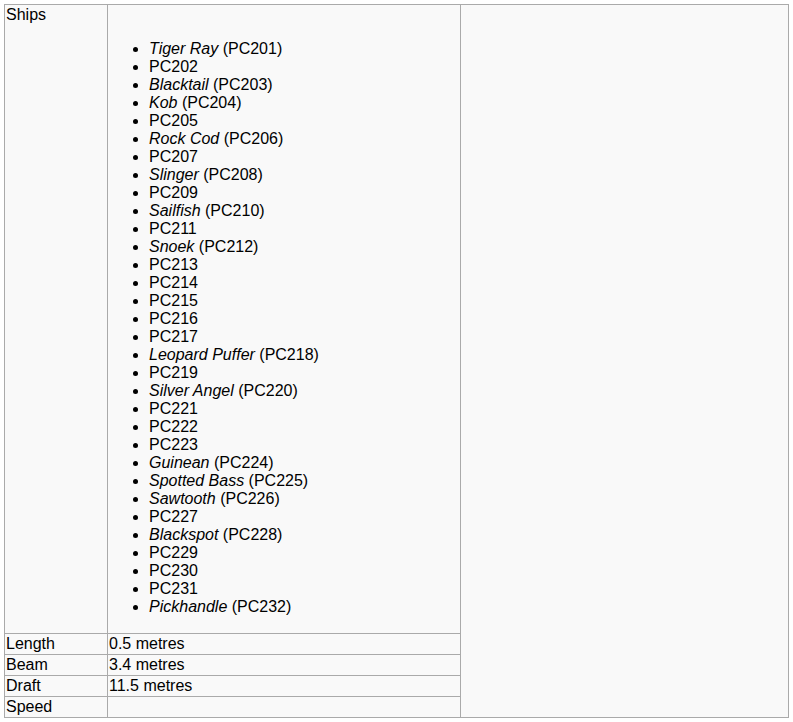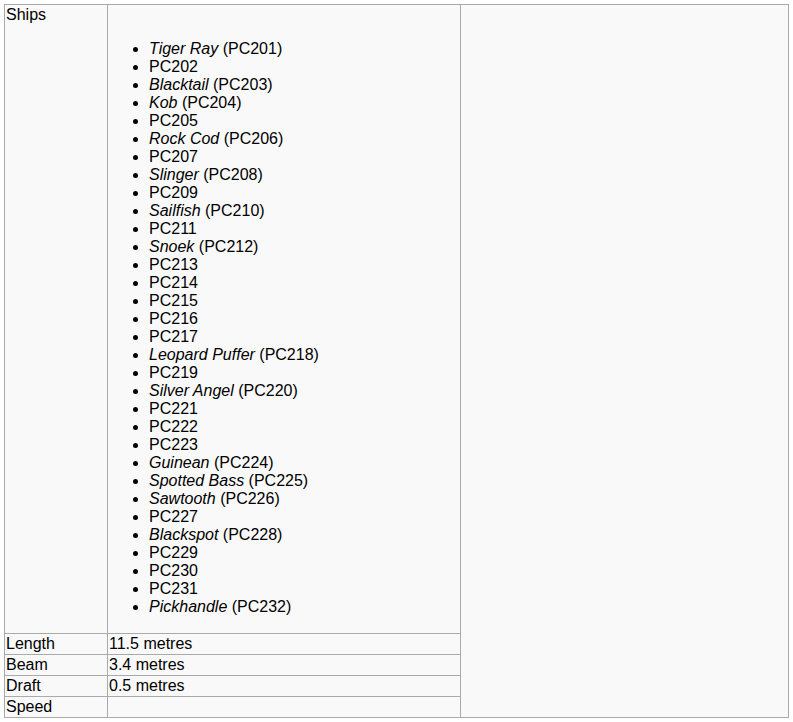(147, 644) 0.5 metres -> (151, 644) 11.5 metres
(151, 686) 11.5 metres -> (147, 686) 0.5 metres
